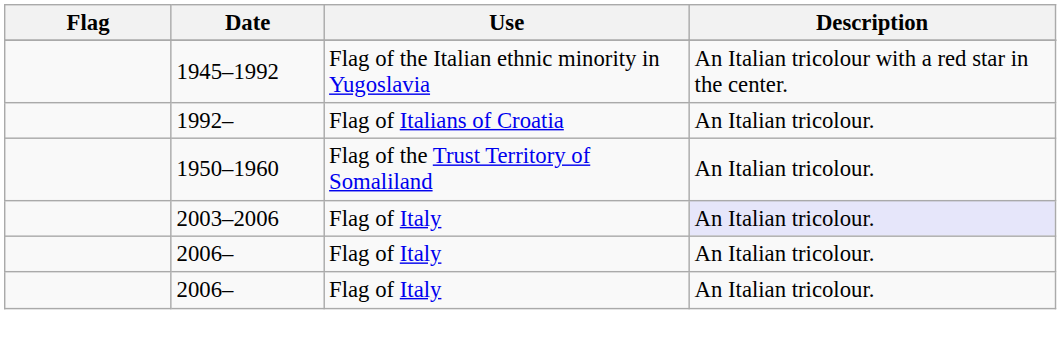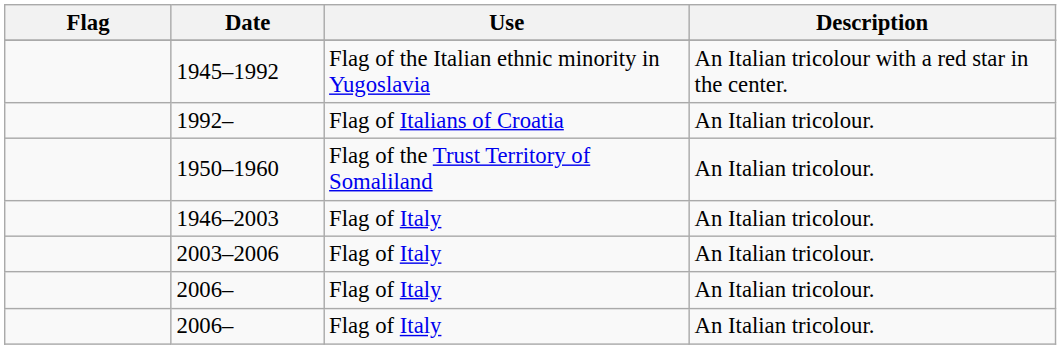+ row: (228, 217)
(784, 217) lavender background -> (784, 253) no background
